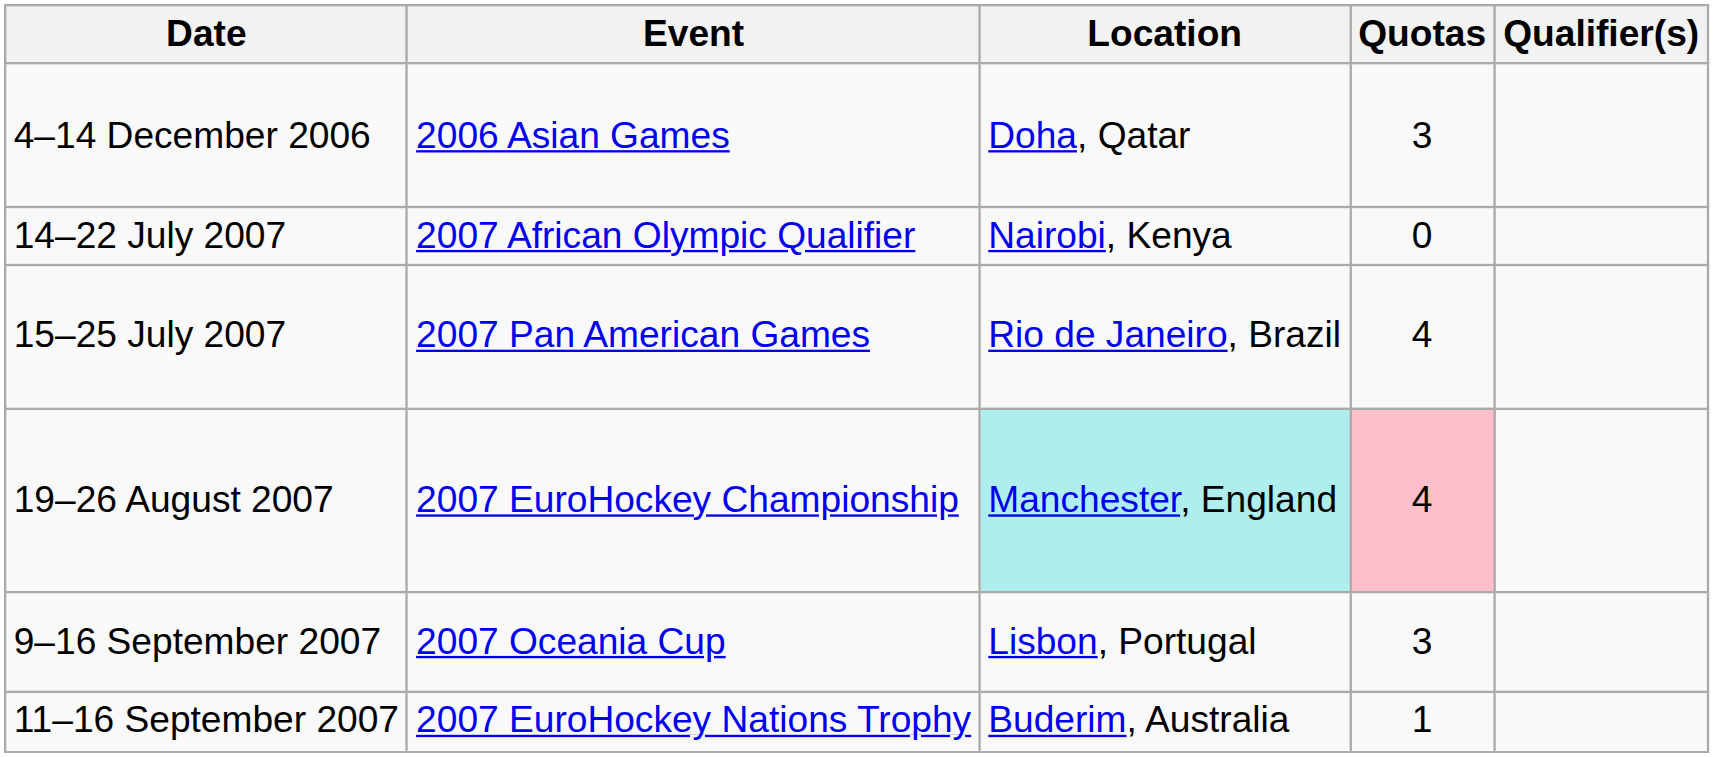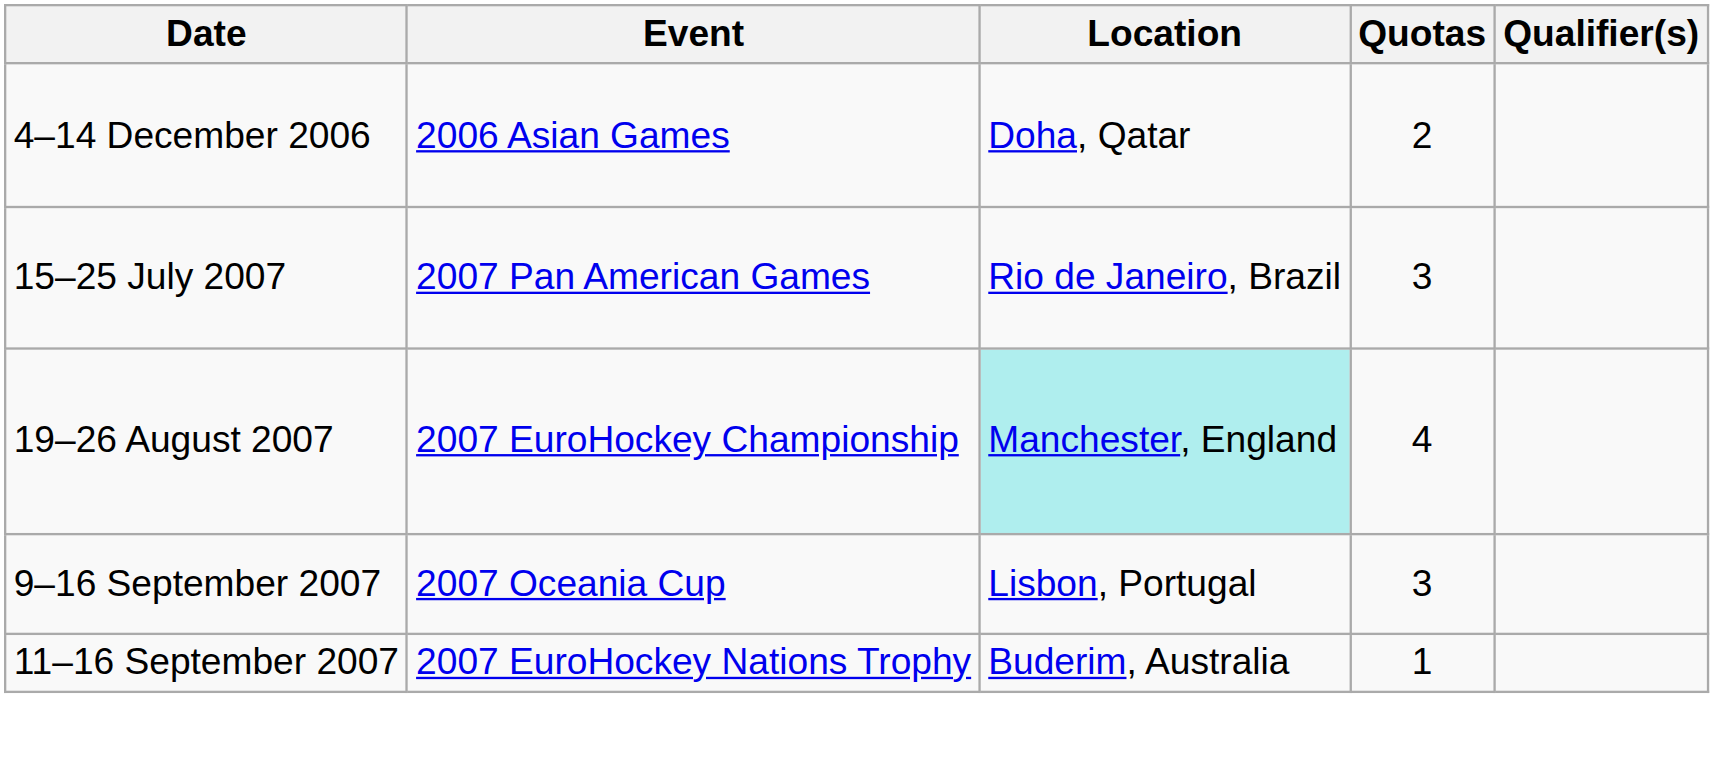(1422, 134) 3 -> (1422, 134) 2
- row: (150, 235)
(1422, 335) 4 -> (1422, 276) 3
(1422, 499) pink background -> (1422, 440) no background
